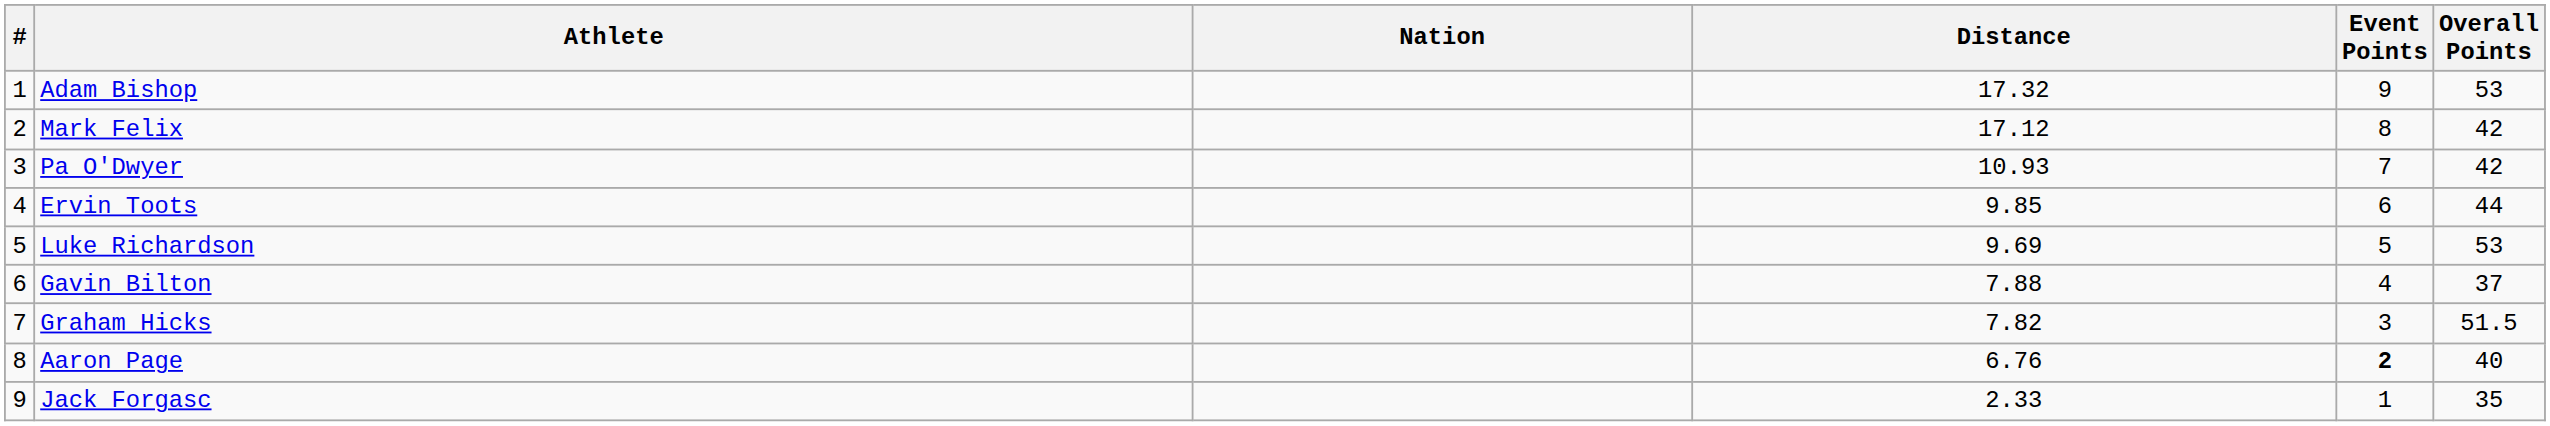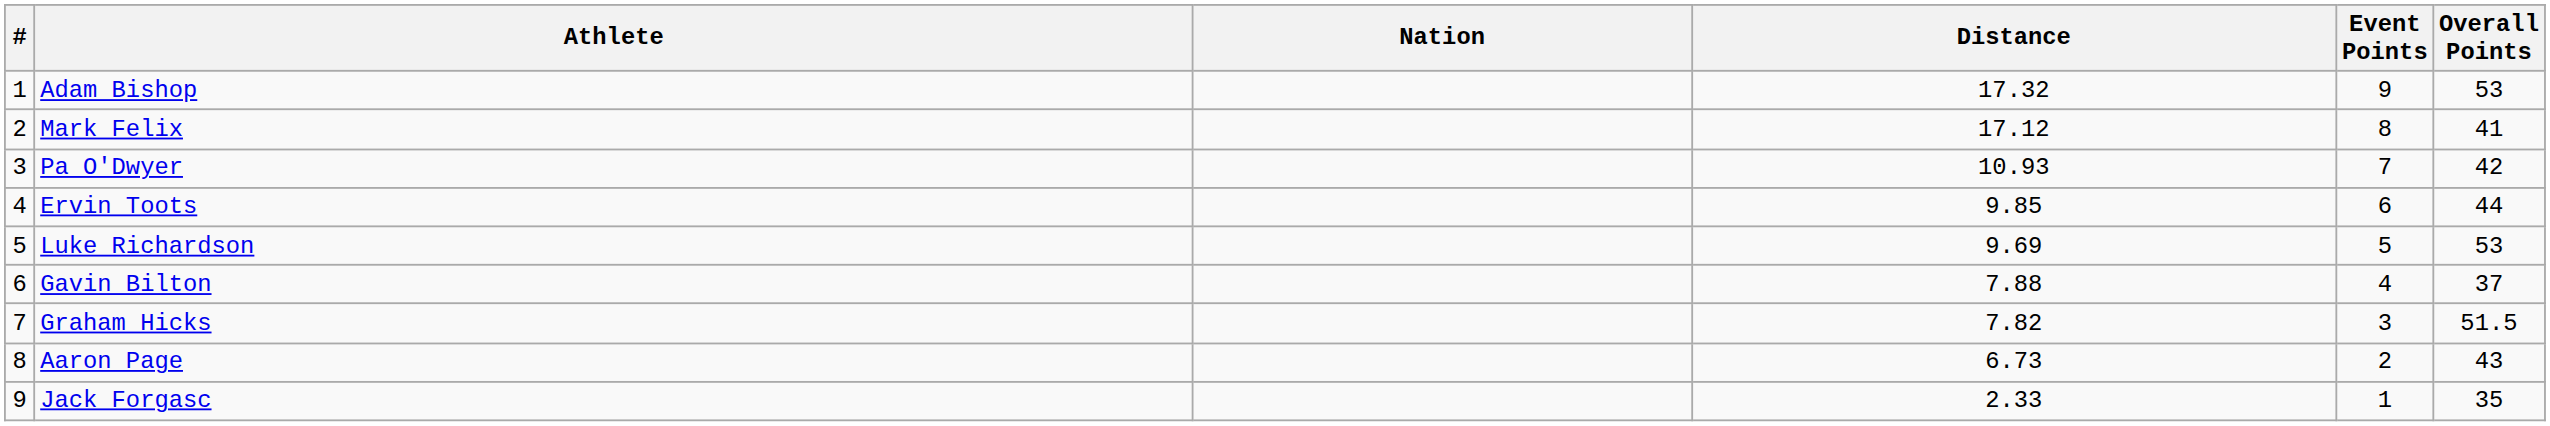(2489, 129) 42 -> (2489, 129) 41
(2014, 362) 6.76 -> (2014, 362) 6.73
(2385, 362) bold -> (2385, 362) normal
(2489, 362) 40 -> (2489, 362) 43
